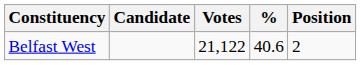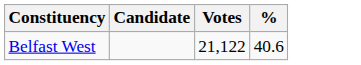- column: (322, 18)
